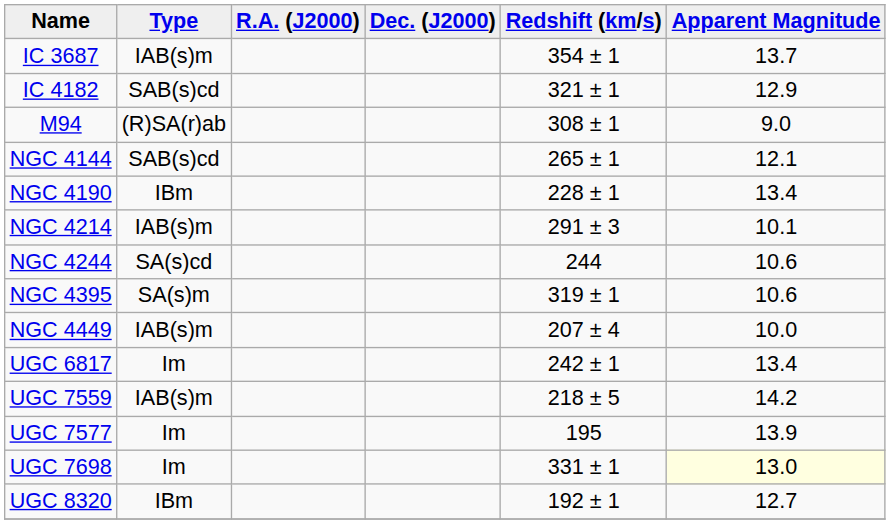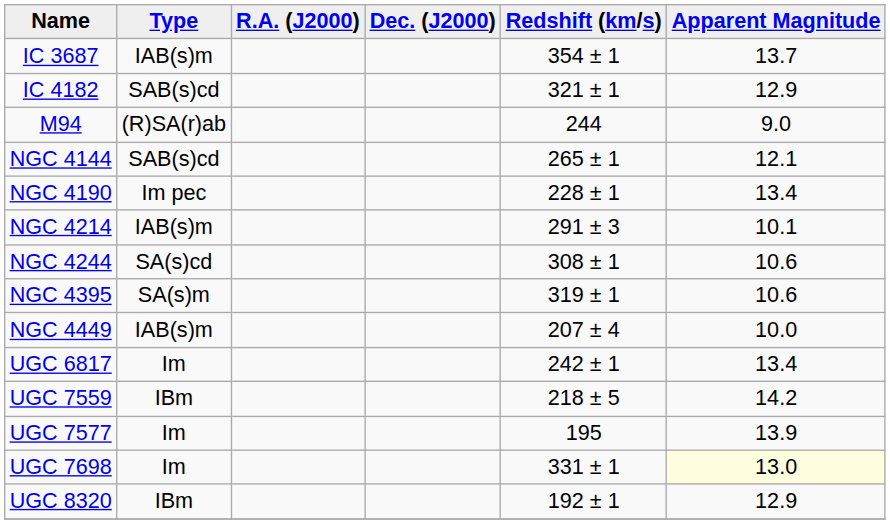(584, 124) 308 ± 1 -> (584, 124) 244
(174, 192) IBm -> (174, 192) Im pec
(584, 261) 244 -> (584, 261) 308 ± 1
(174, 398) IAB(s)m -> (174, 398) IBm
(776, 501) 12.7 -> (776, 501) 12.9
